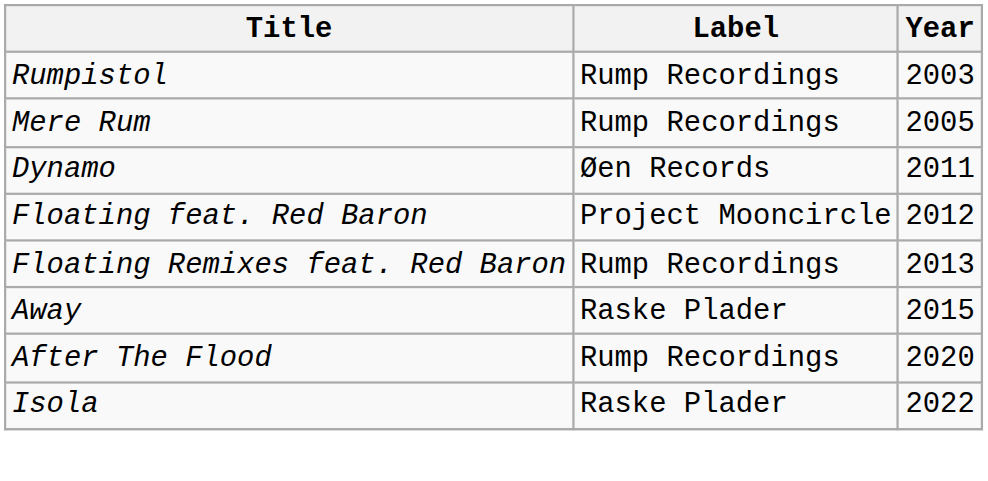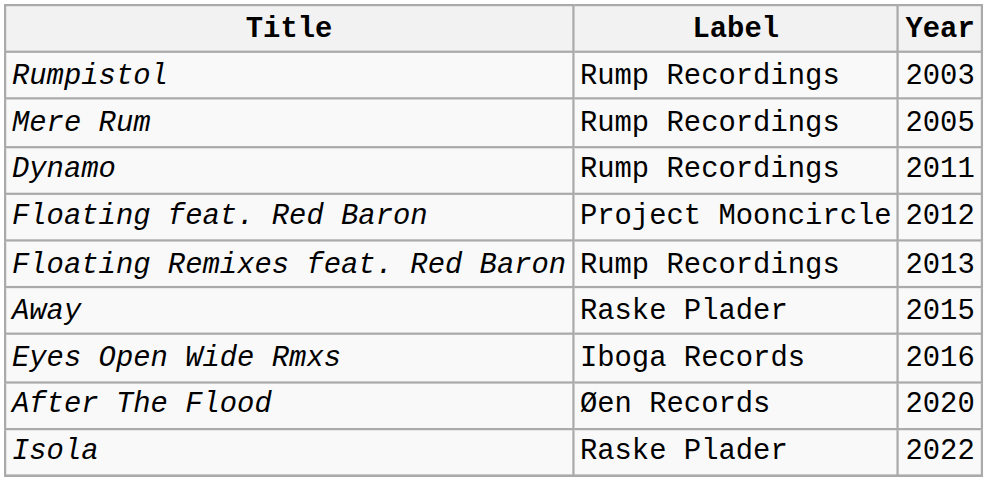(675, 170) Øen Records -> (710, 170) Rump Recordings
+ row: (177, 358)
(710, 358) Rump Recordings -> (675, 405) Øen Records
